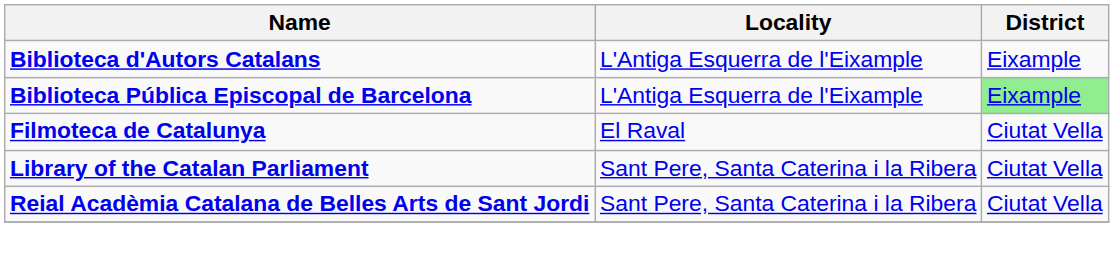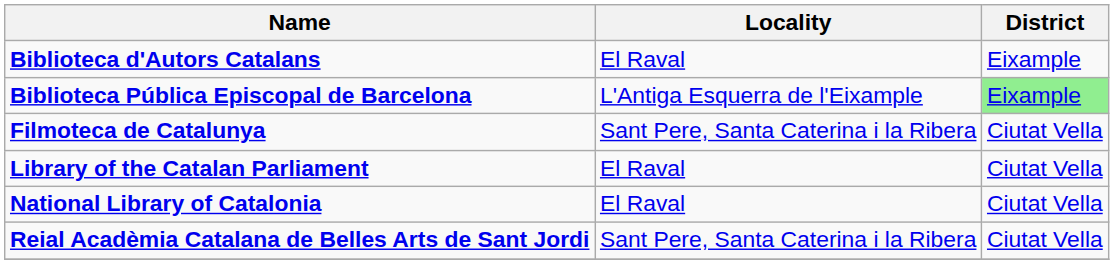(761, 58) L'Antiga Esquerra de l'Eixample -> (643, 58) El Raval
(643, 131) El Raval -> (788, 131) Sant Pere, Santa Caterina i la Ribera
(788, 167) Sant Pere, Santa Caterina i la Ribera -> (643, 167) El Raval
+ row: (166, 204)
